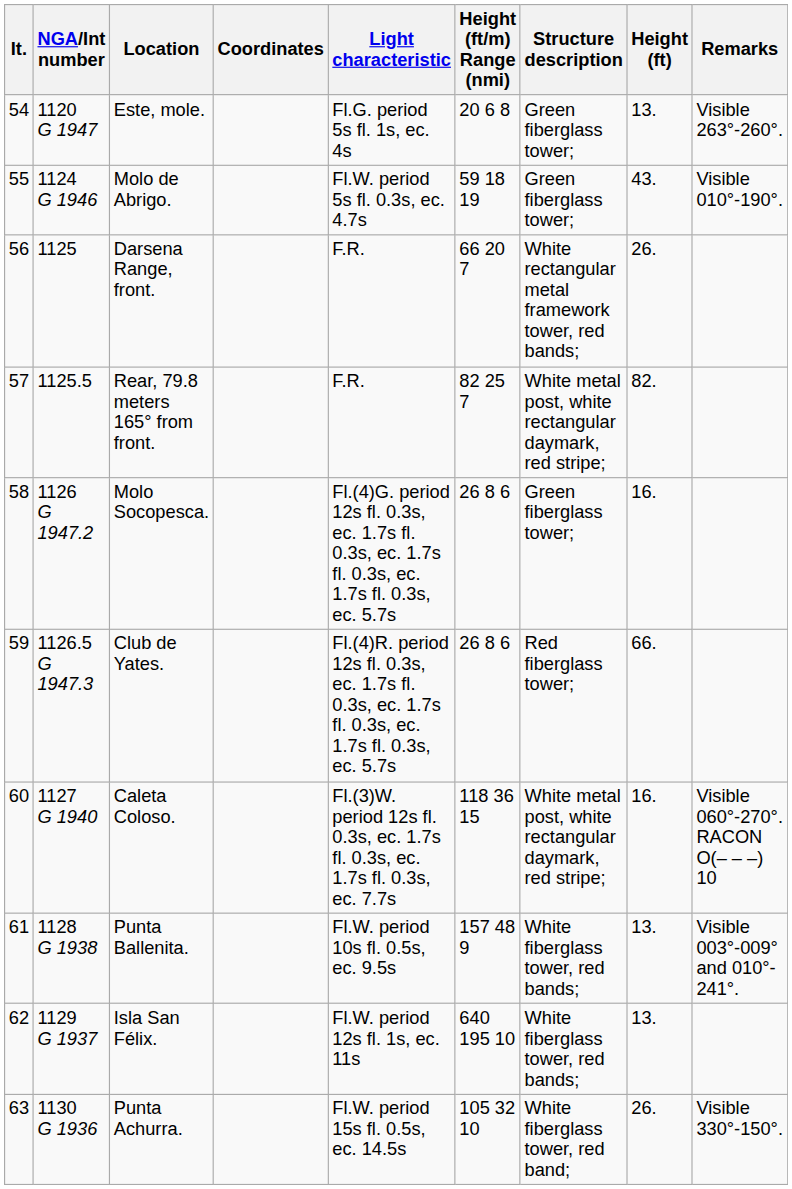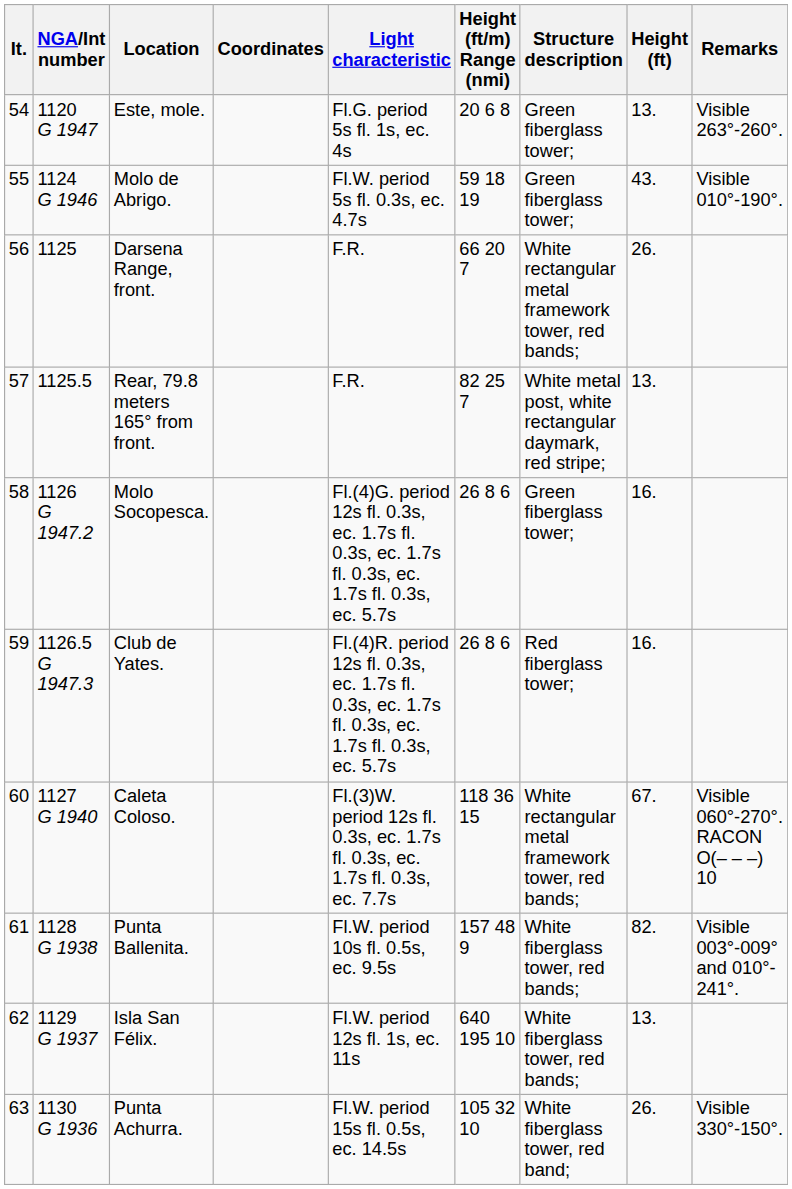(644, 380) 82. -> (644, 380) 13.
(644, 643) 66. -> (644, 643) 16.
(573, 837) White metal post, white rectangular daymark, red stripe; -> (570, 847) White rectangular metal framework tower, red bands;
(644, 796) 16. -> (644, 796) 67.
(644, 927) 13. -> (644, 927) 82.
